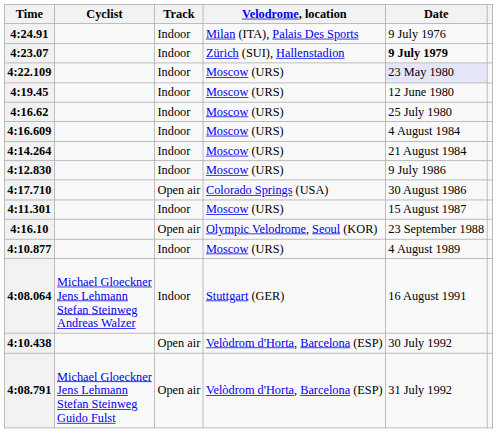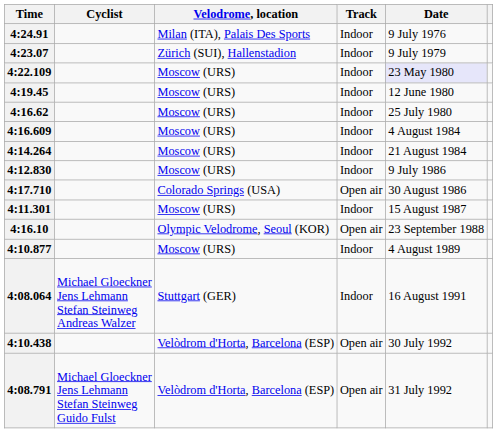columns swapped: (294, 14) <-> (179, 14)
(418, 53) bold -> (417, 53) normal
